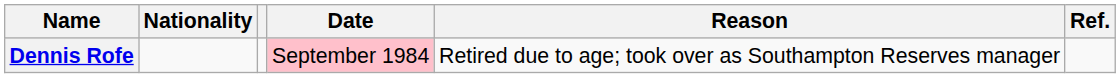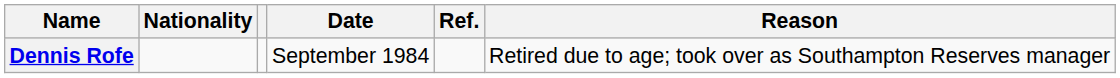columns swapped: (750, 21) <-> (1090, 21)
(351, 55) pink background -> (351, 55) no background
